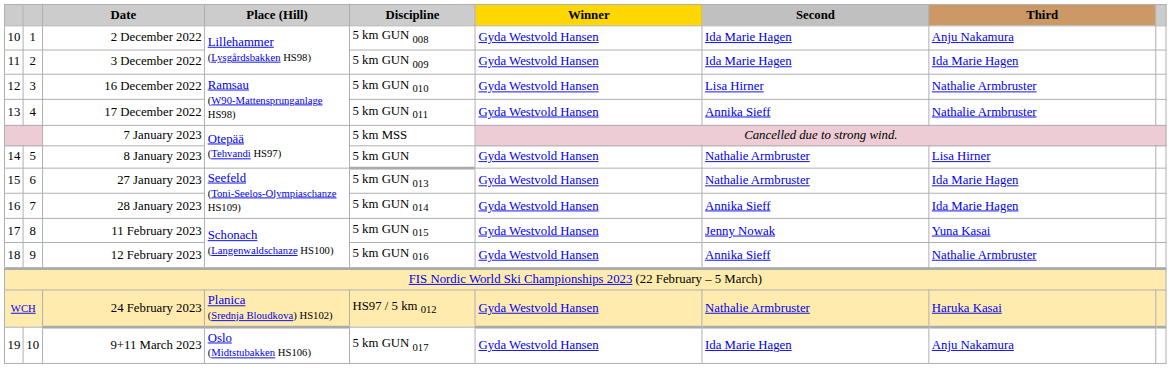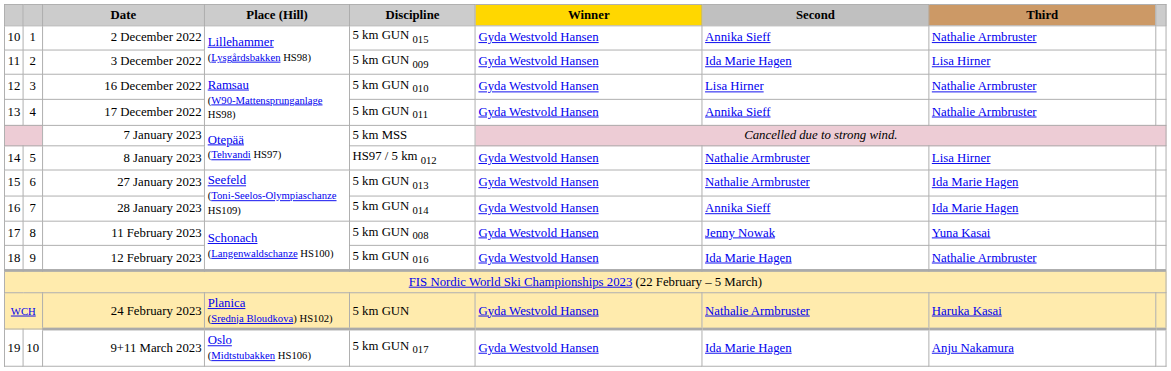(391, 36) 5 km GUN 008 -> (391, 36) 5 km GUN 015
(748, 37) Ida Marie Hagen -> (738, 37) Annika Sieff
(973, 37) Anju Nakamura -> (984, 37) Nathalie Armbruster
(975, 61) Ida Marie Hagen -> (961, 61) Lisa Hirner
(381, 156) 5 km GUN -> (395, 157) HS97 / 5 km 012
(391, 229) 5 km GUN 015 -> (391, 232) 5 km GUN 008
(738, 254) Annika Sieff -> (748, 257) Ida Marie Hagen
(395, 307) HS97 / 5 km 012 -> (381, 310) 5 km GUN
